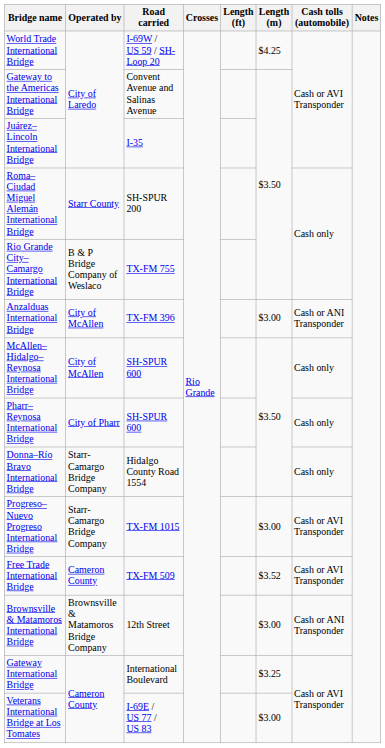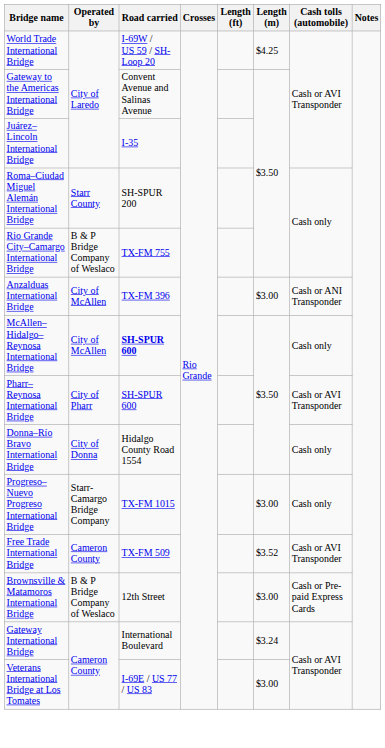(147, 368) normal -> (143, 345) bold
(314, 422) Cash only -> (317, 400) Cash or AVI Transponder
(87, 472) Starr-Camargo Bridge Company -> (85, 449) City of Donna
(319, 526) Cash or AVI Transponder -> (312, 504) Cash only
(92, 625) Brownsville & Matamoros Bridge Company -> (93, 597) B & P Bridge Company of Weslaco
(319, 625) Cash or ANI Transponder -> (317, 597) Cash or Pre-paid Express Cards
(270, 674) $3.25 -> (267, 640) $3.24
